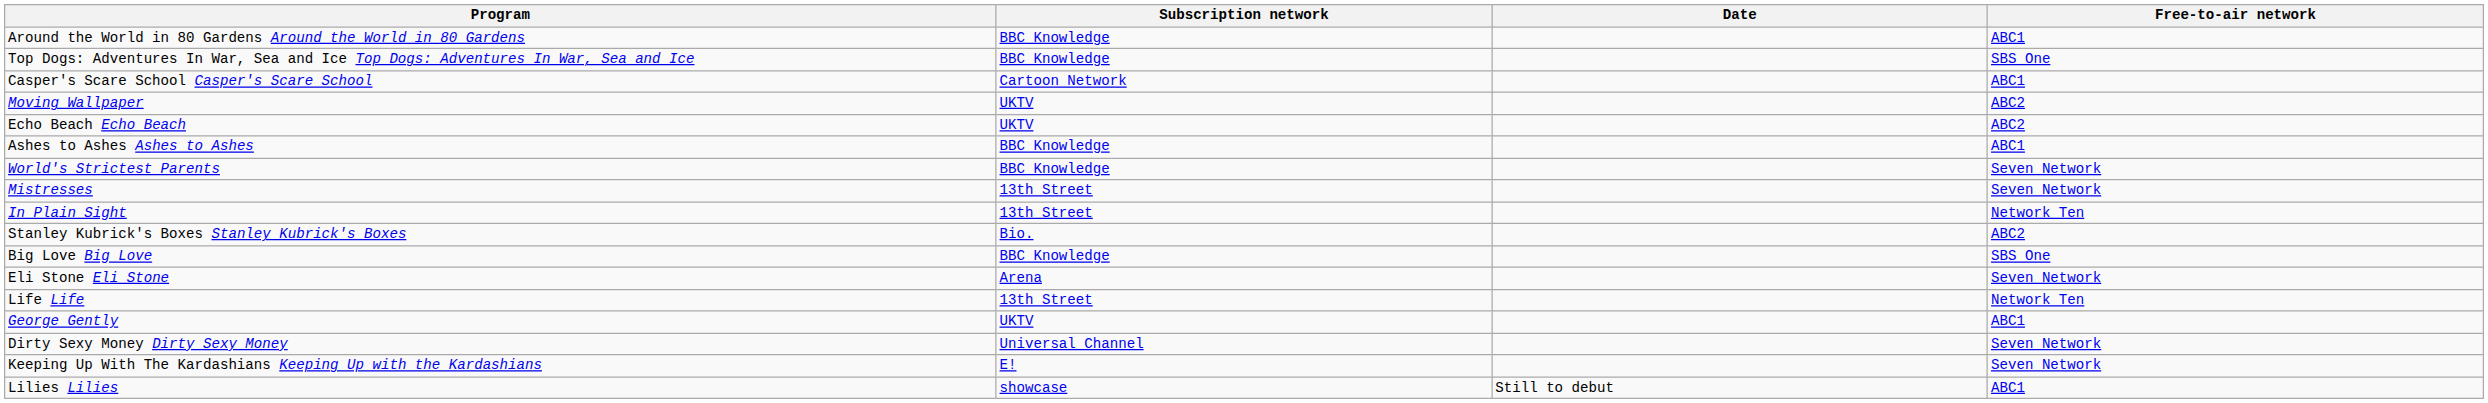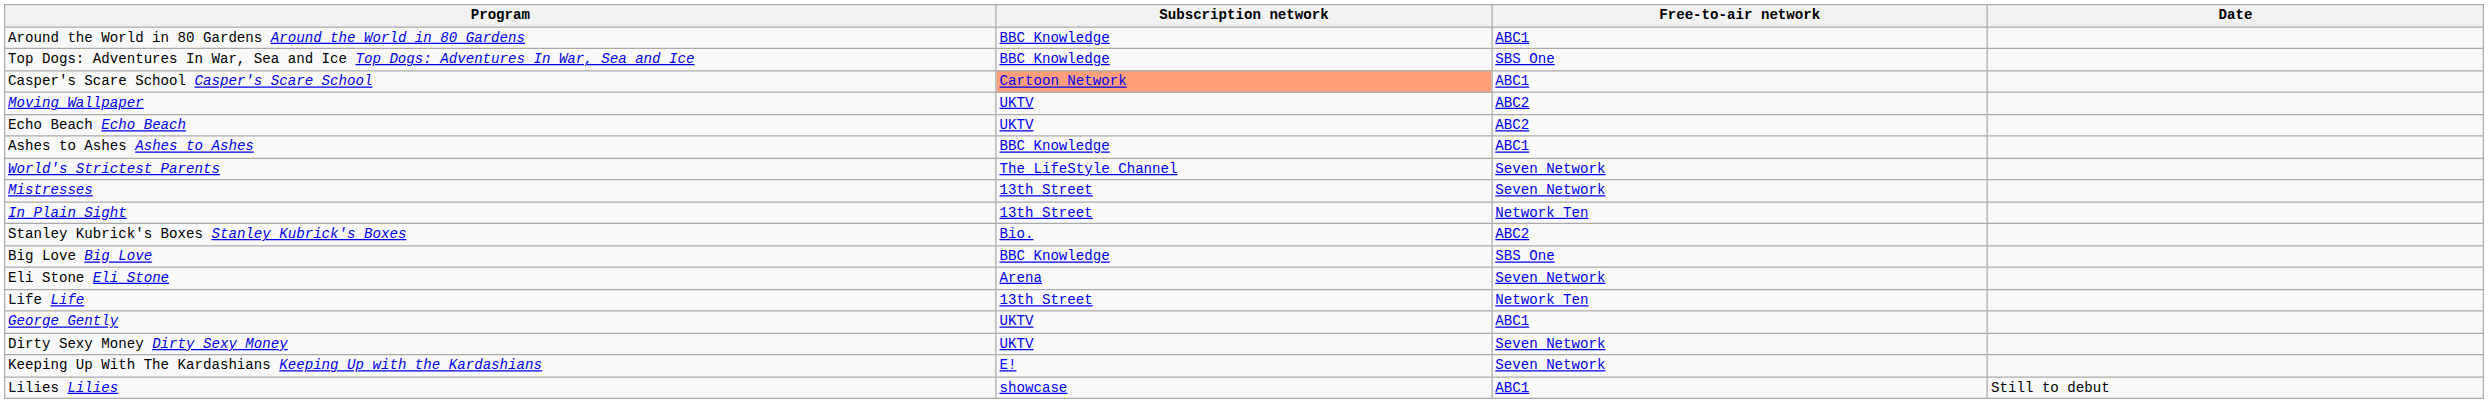columns swapped: (2235, 16) <-> (1740, 16)
(1063, 81) no background -> (1063, 81) lightsalmon background
(1055, 169) BBC Knowledge -> (1089, 169) The LifeStyle Channel
(1072, 344) Universal Channel -> (1016, 344) UKTV
